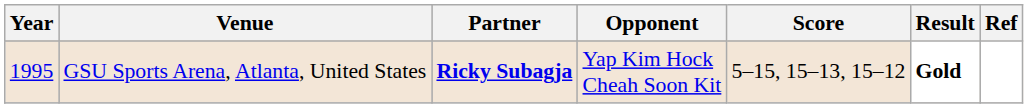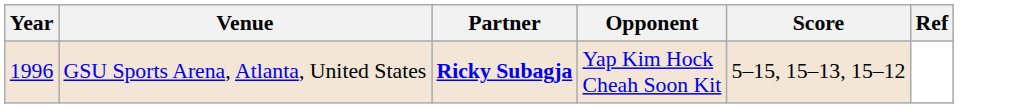- column: (945, 22)
(32, 71) 1995 -> (32, 71) 1996
